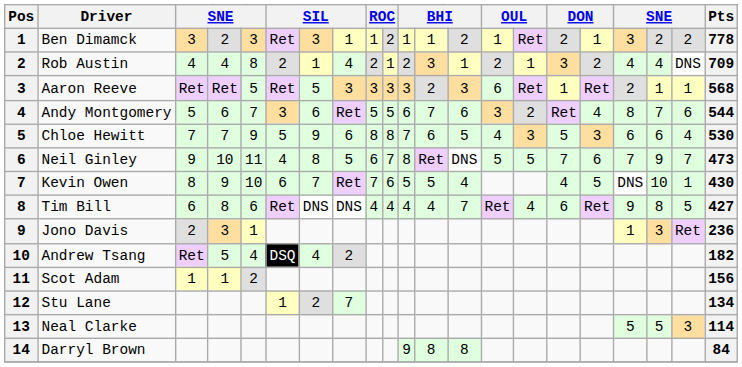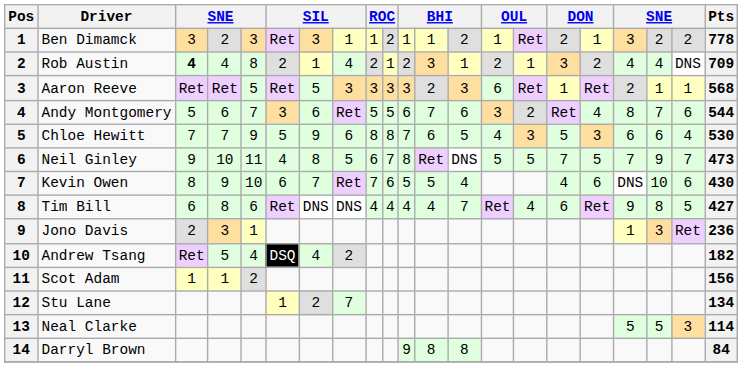(192, 65) normal -> (192, 65) bold
(597, 160) 6 -> (597, 160) 5
(597, 184) 5 -> (597, 184) 6
(688, 184) 1 -> (688, 184) 6
